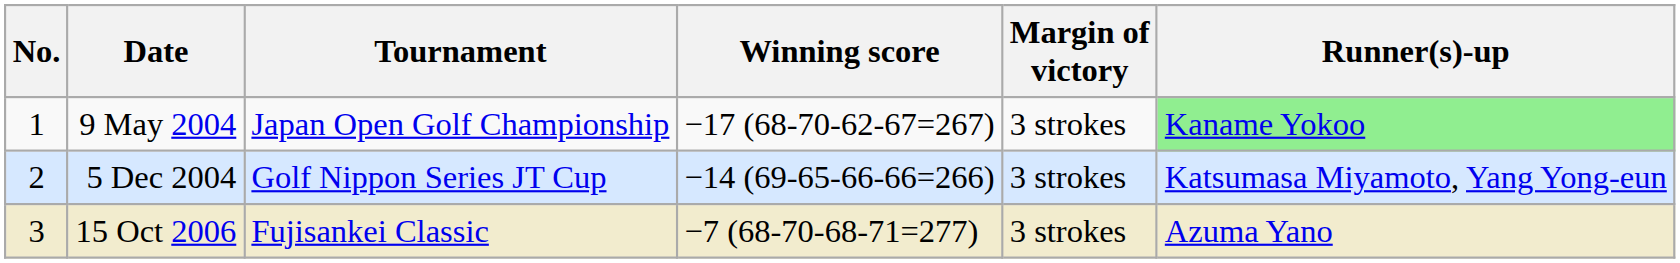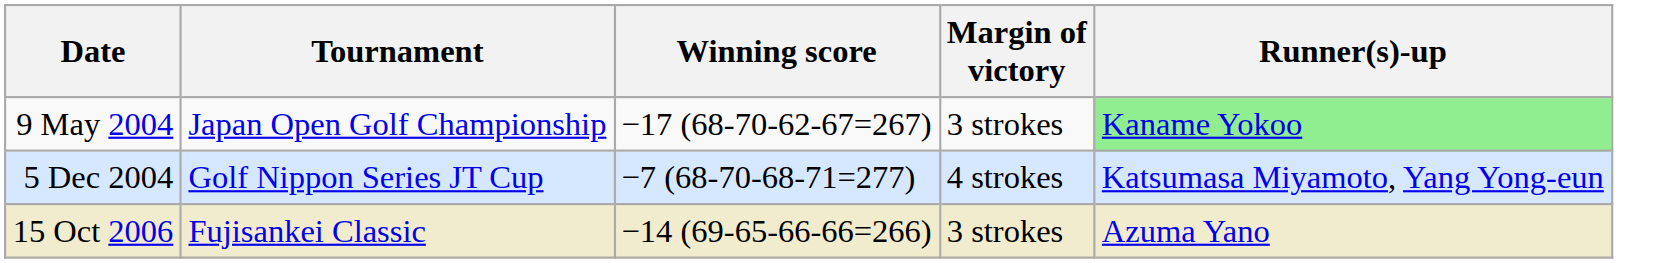- column: (37, 50)
(840, 177) −14 (69-65-66-66=266) -> (768, 177) −7 (68-70-68-71=277)
(1068, 177) 3 strokes -> (1005, 177) 4 strokes
(831, 230) −7 (68-70-68-71=277) -> (777, 230) −14 (69-65-66-66=266)
